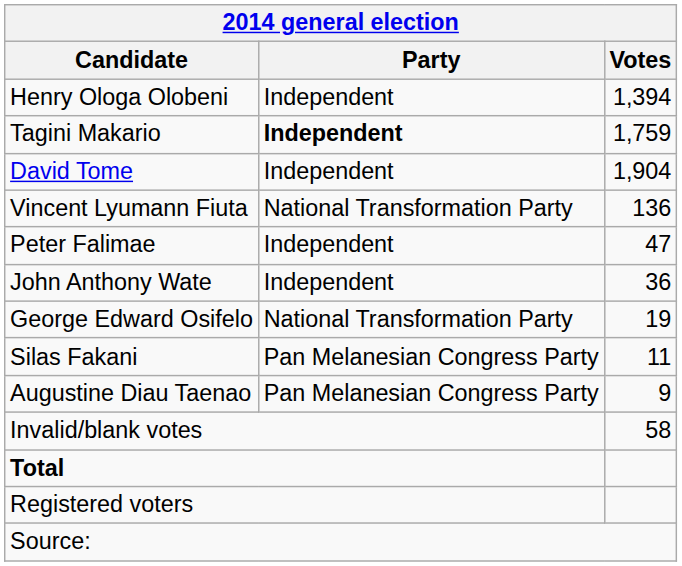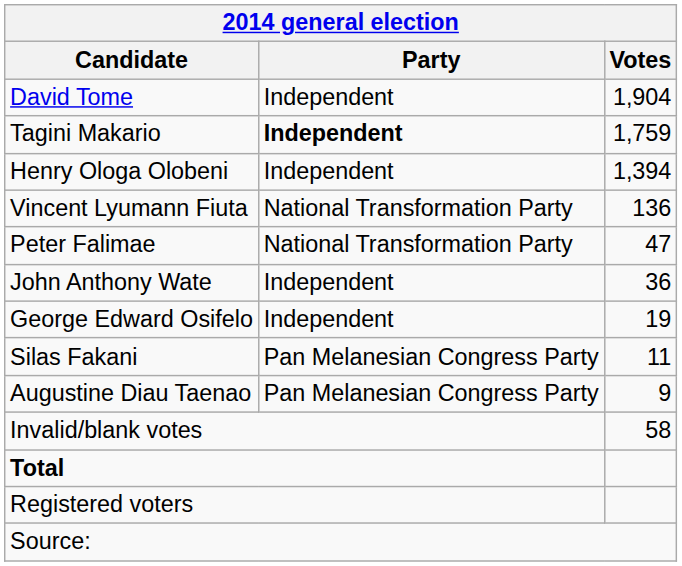rows swapped: (72, 171) <-> (119, 97)
(329, 245) Independent -> (418, 245) National Transformation Party
(418, 319) National Transformation Party -> (329, 319) Independent
